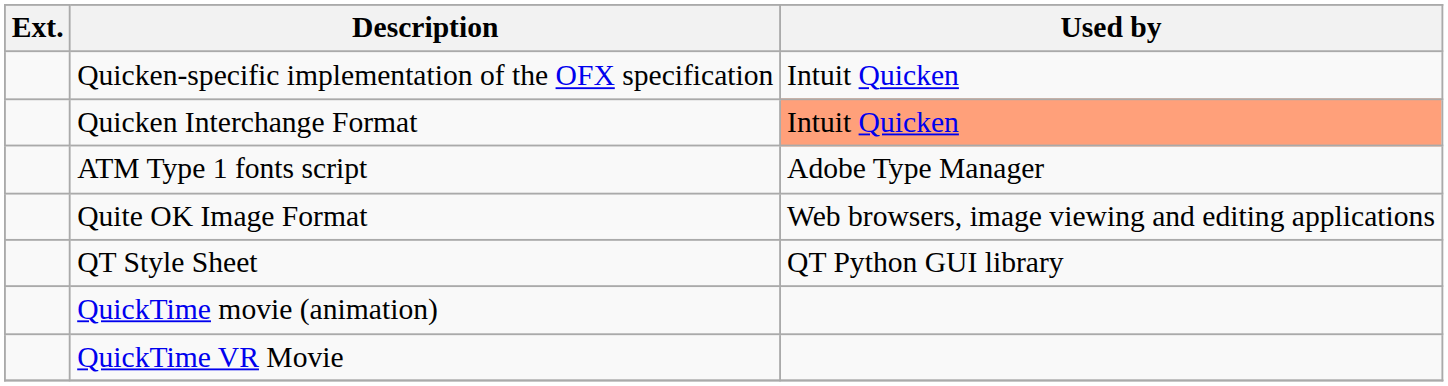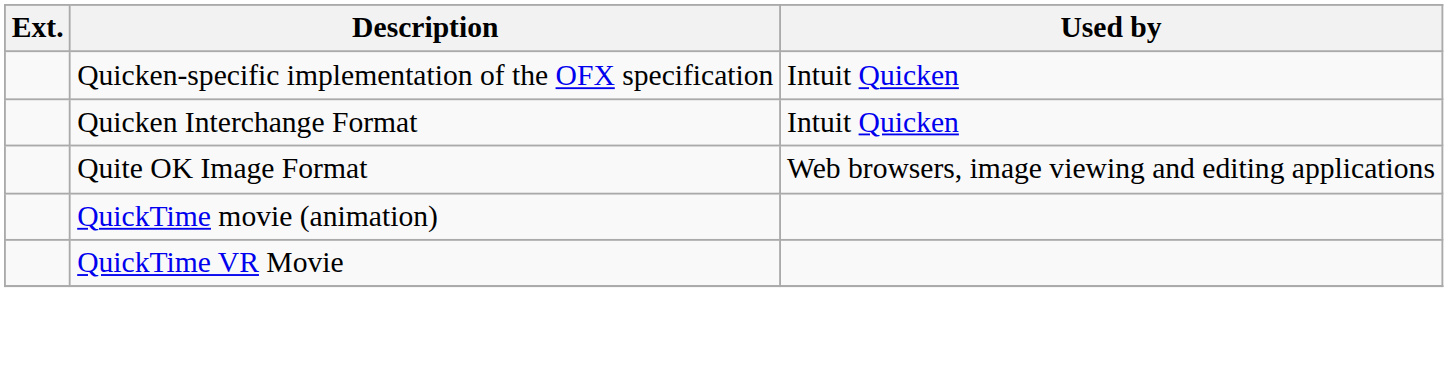(873, 121) lightsalmon background -> (873, 121) no background
- row: (222, 168)
- row: (167, 262)
